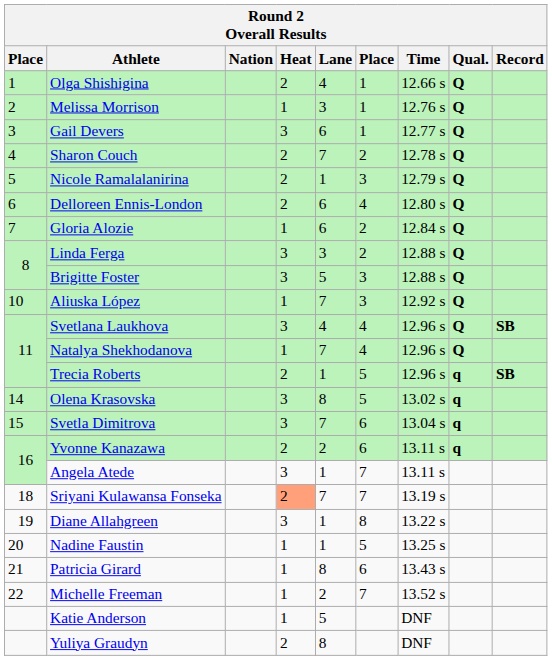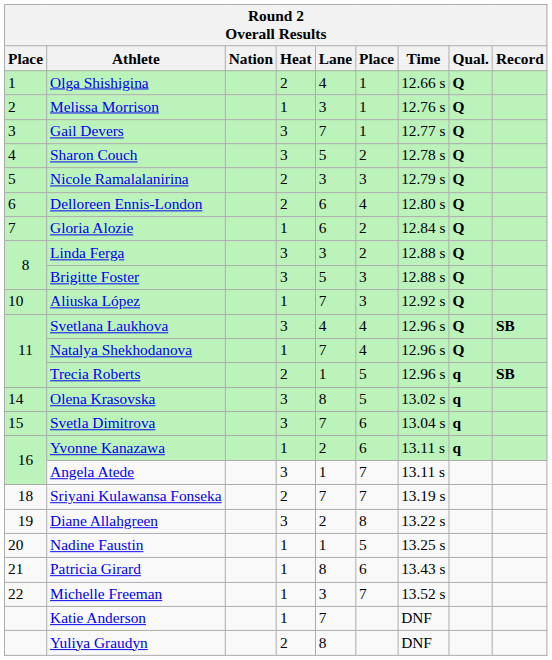(323, 131) 6 -> (323, 131) 7
(284, 155) 2 -> (284, 155) 3
(323, 155) 7 -> (323, 155) 5
(323, 180) 1 -> (323, 180) 3
(284, 448) 2 -> (284, 448) 1
(284, 496) lightsalmon background -> (284, 496) no background
(323, 521) 1 -> (323, 521) 2
(323, 594) 2 -> (323, 594) 3
(323, 618) 5 -> (323, 618) 7
